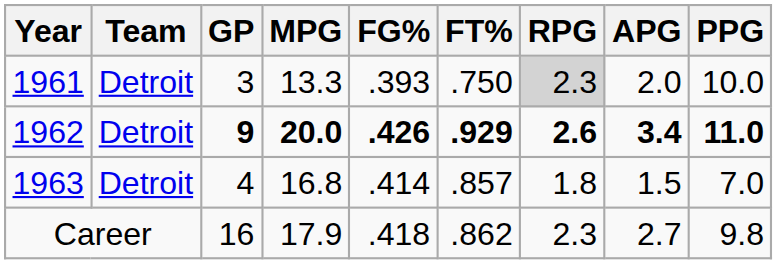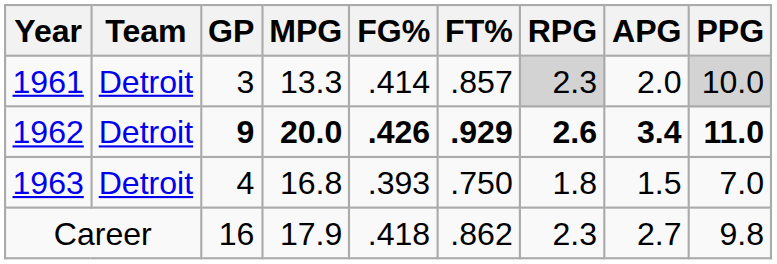(399, 81) .393 -> (399, 81) .414
(482, 81) .750 -> (482, 81) .857
(733, 81) no background -> (733, 81) lightgrey background
(399, 183) .414 -> (399, 183) .393
(482, 183) .857 -> (482, 183) .750
